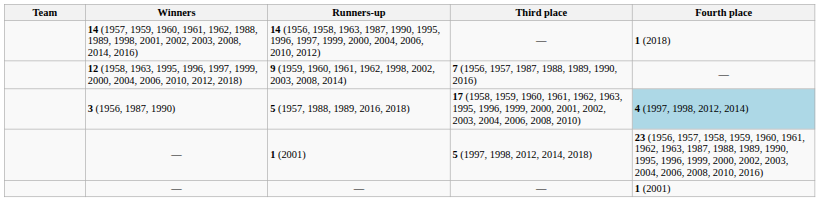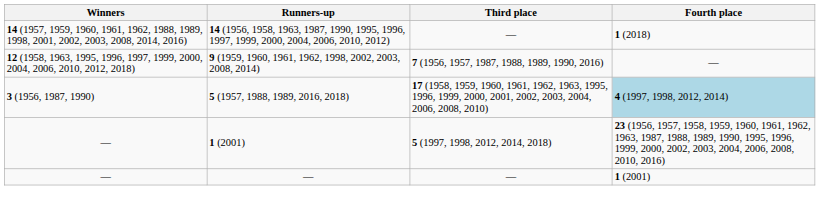- column: (45, 12)
